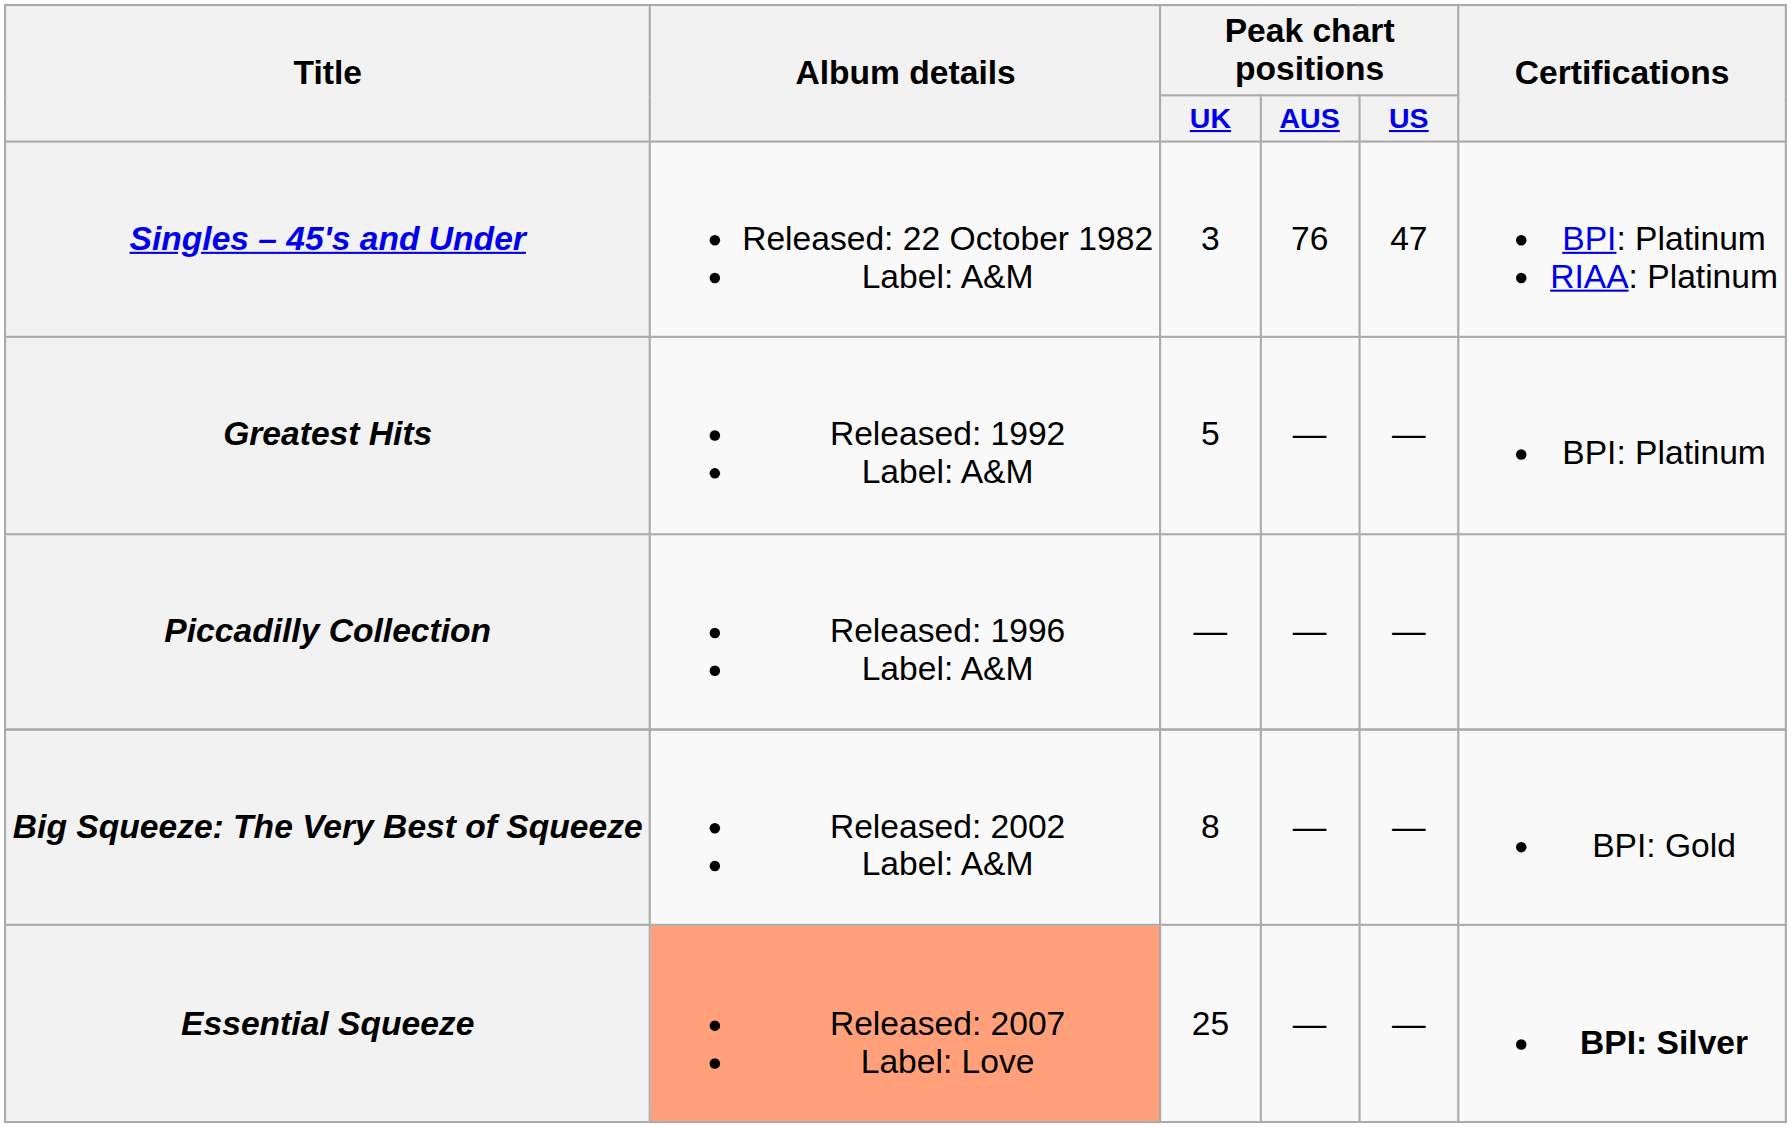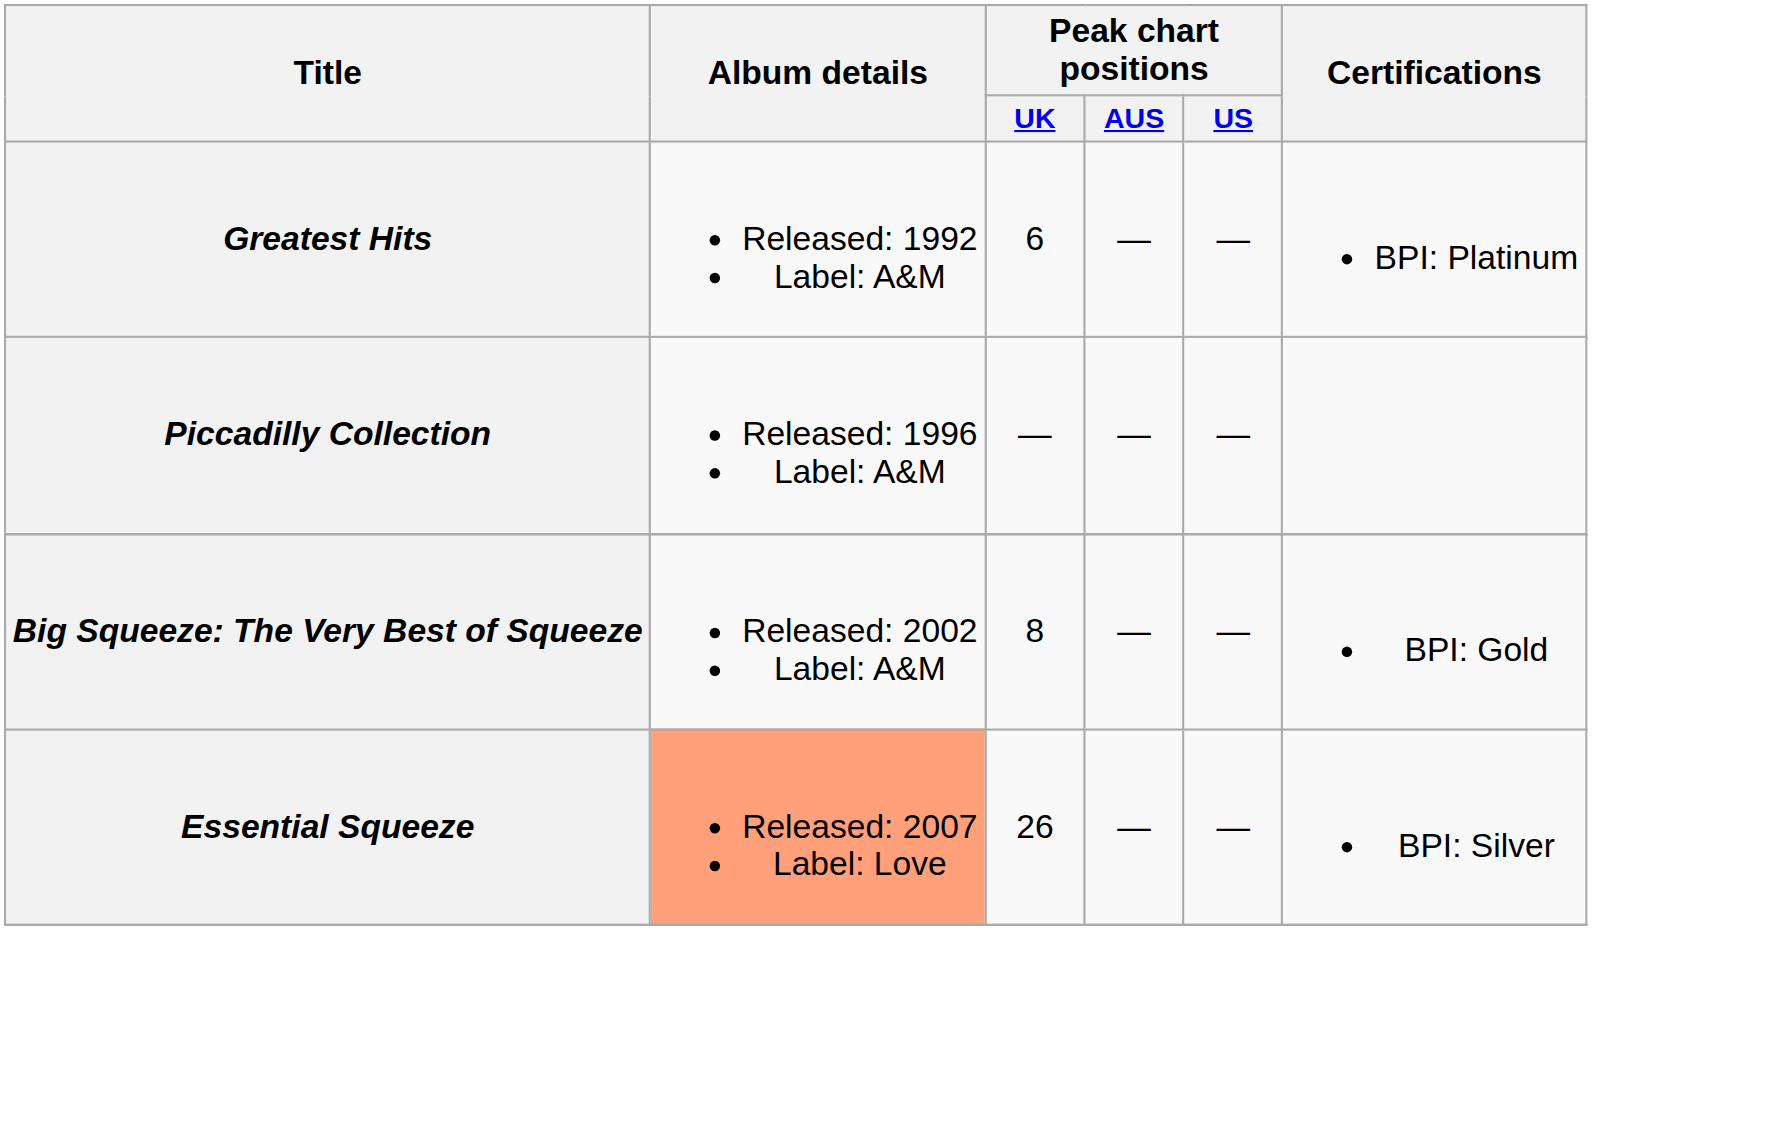- row: (328, 238)
(1210, 434) 5 -> (1035, 238) 6
(1210, 1022) 25 -> (1035, 826) 26
(1622, 1042) bold -> (1434, 846) normal
